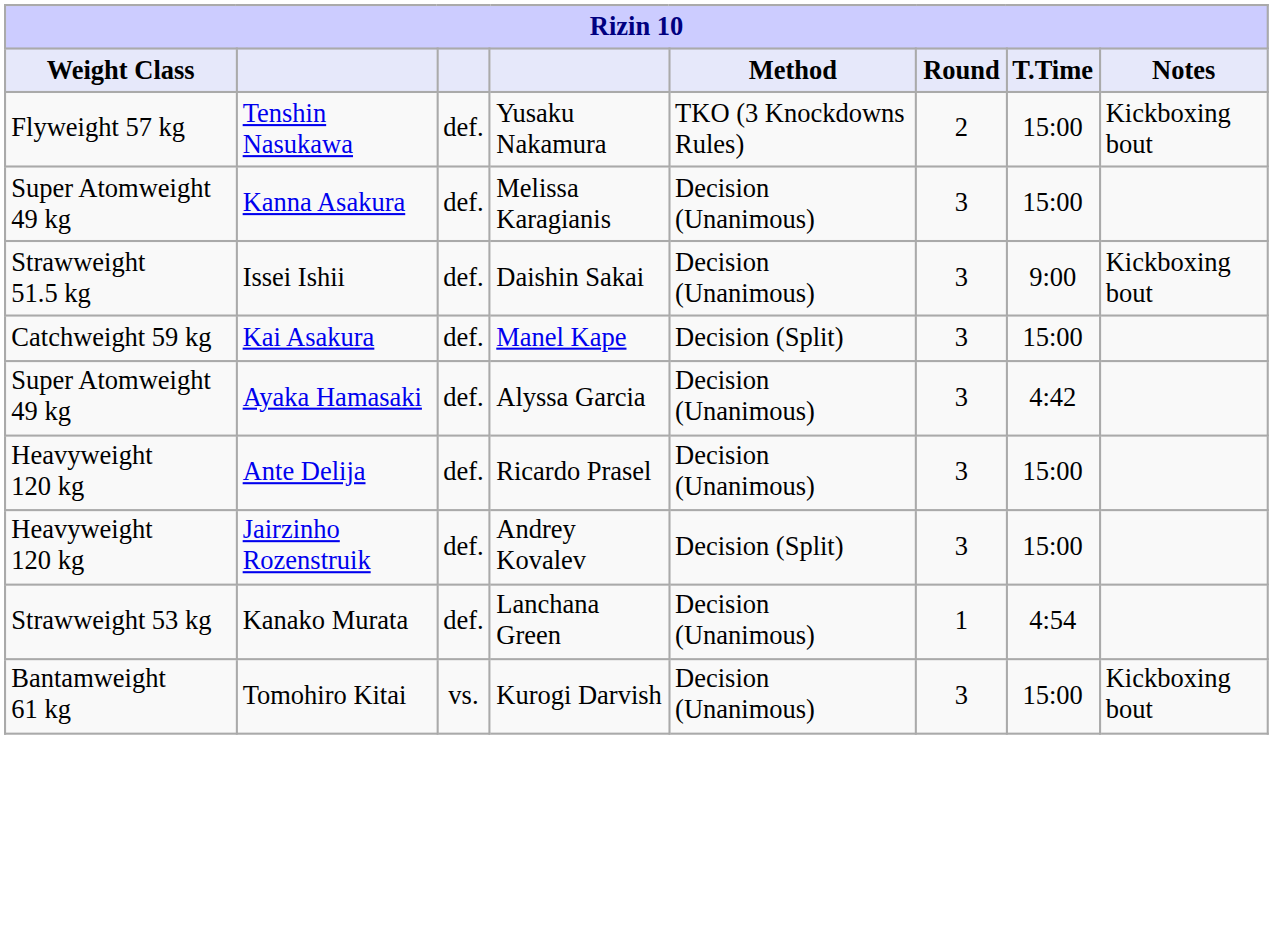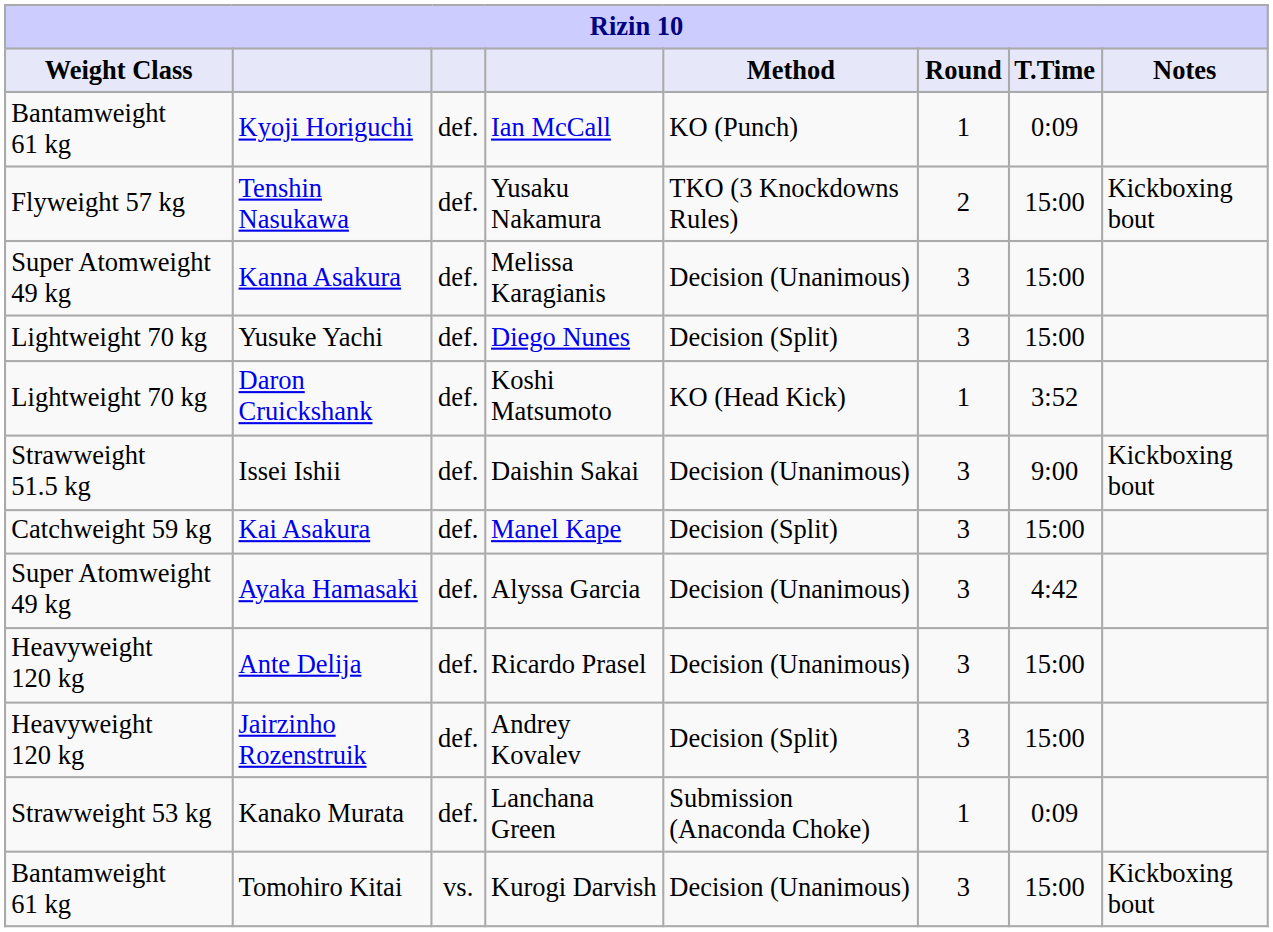+ row: (326, 128)
+ row: (311, 337)
+ row: (306, 396)
(745, 620) Decision (Unanimous) -> (770, 814) Submission (Anaconda Choke)
(1053, 620) 4:54 -> (1055, 814) 0:09
